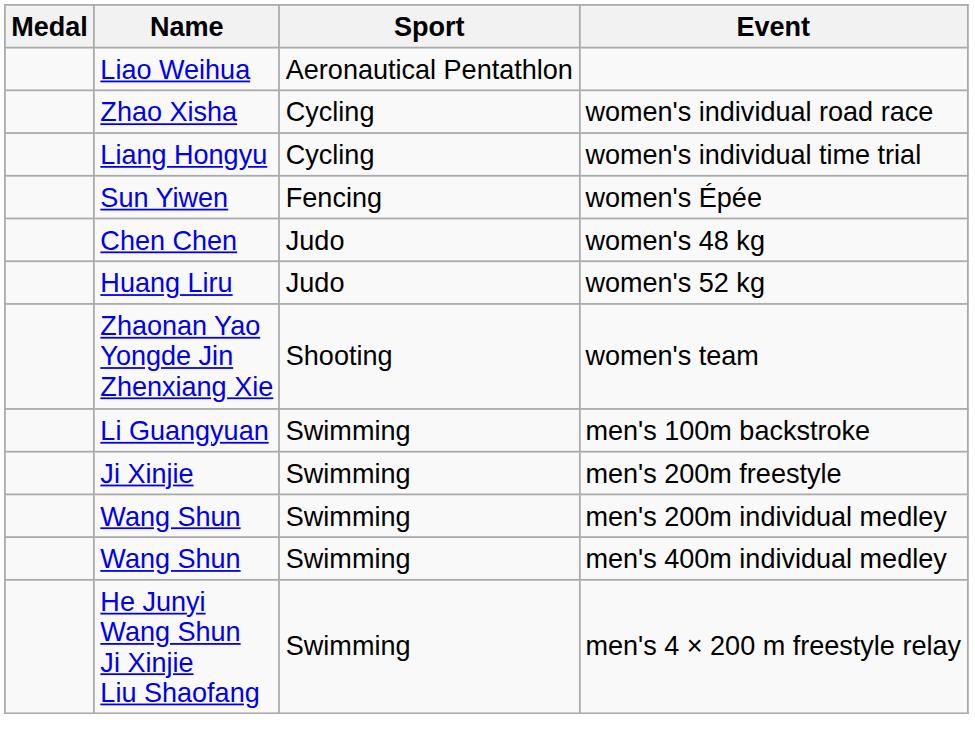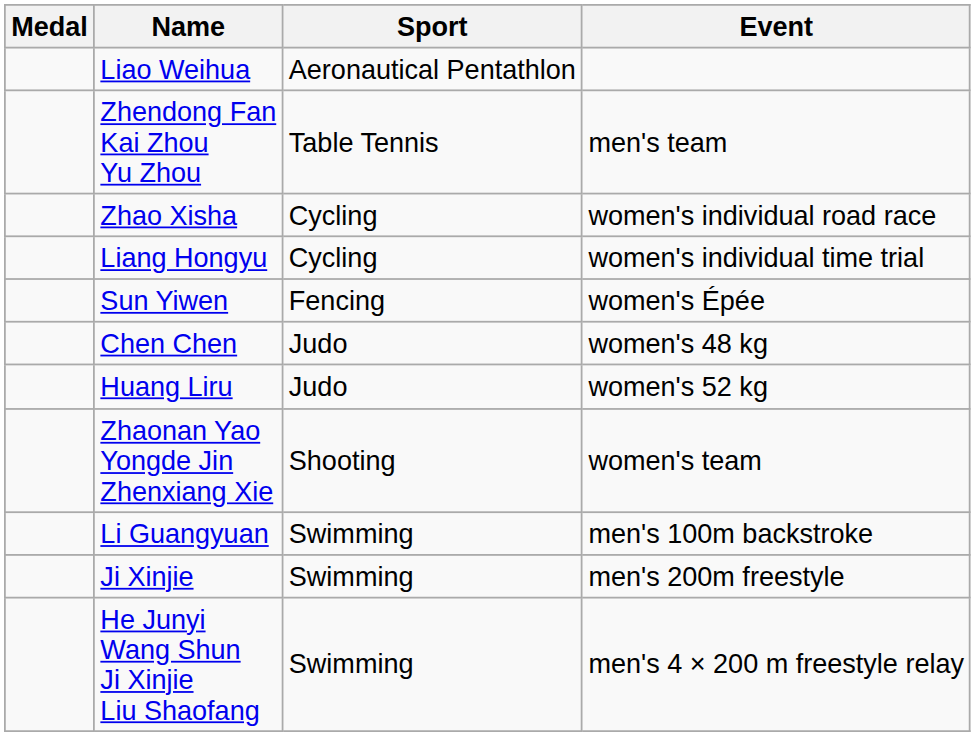+ row: (658, 142)
- row: (766, 515)
- row: (766, 558)
